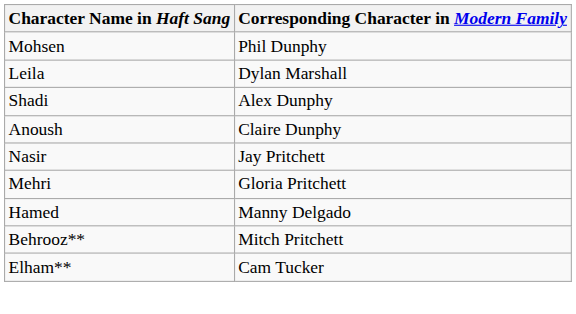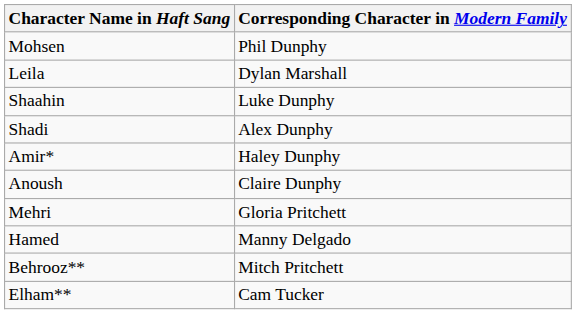+ row: (37, 101)
+ row: (31, 156)
- row: (27, 156)
